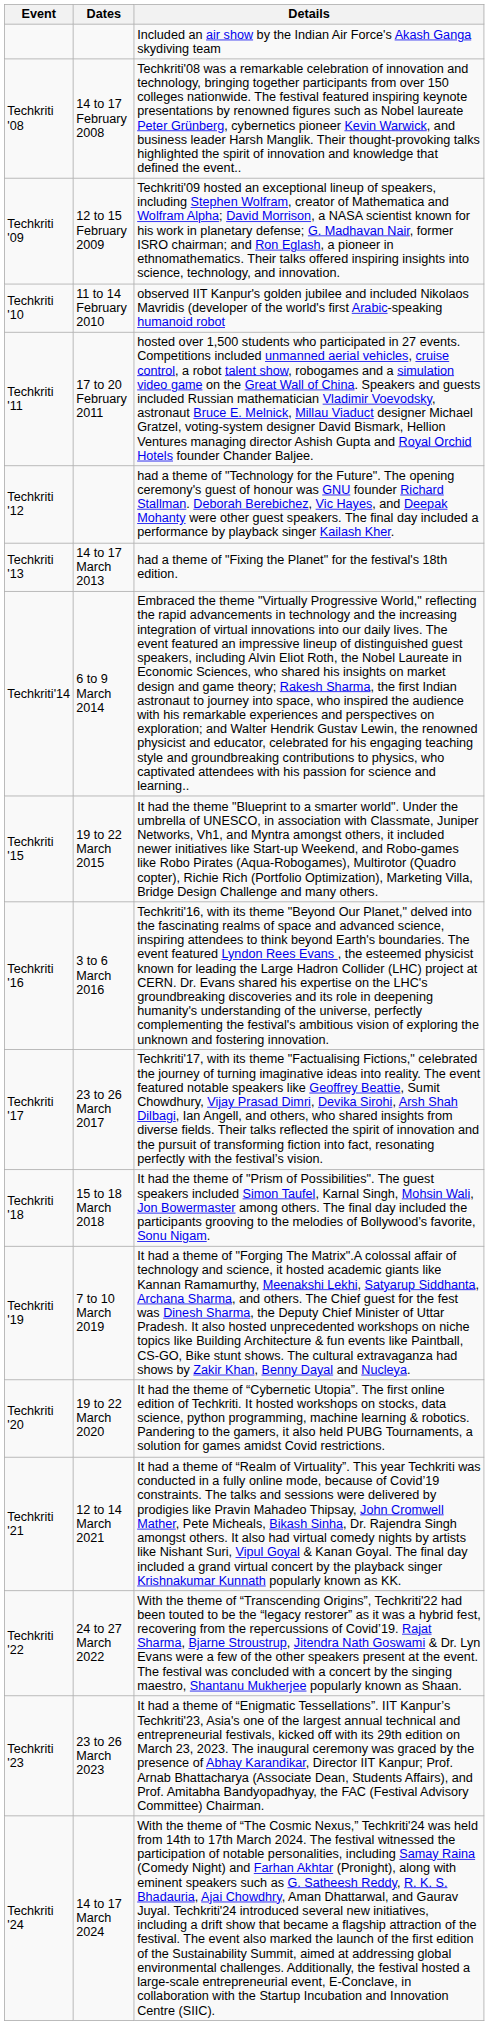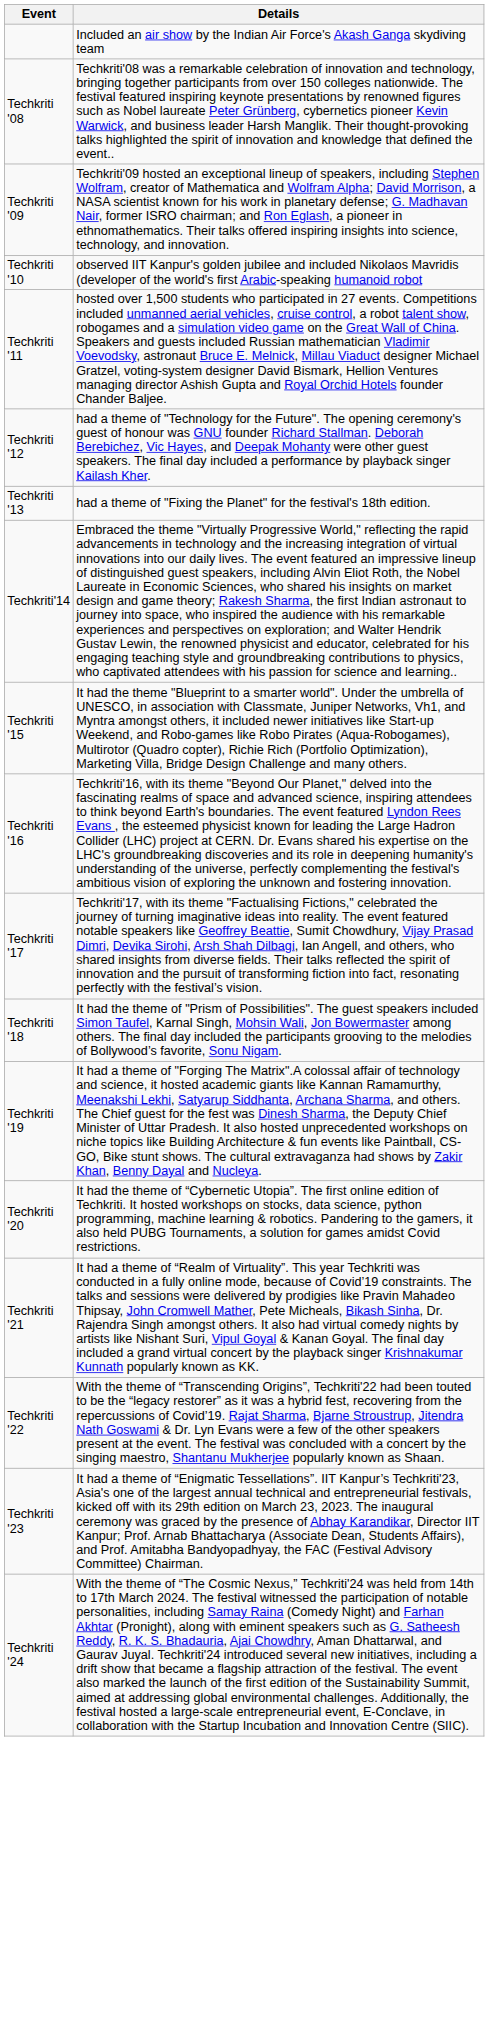- column: (104, 14)
